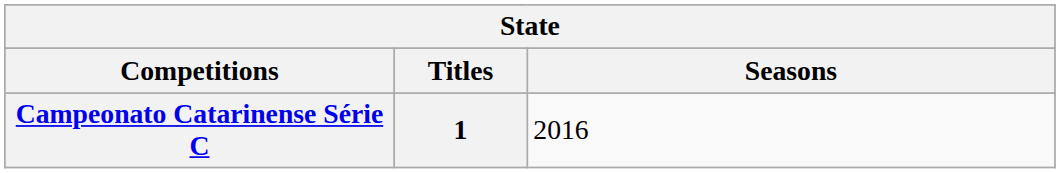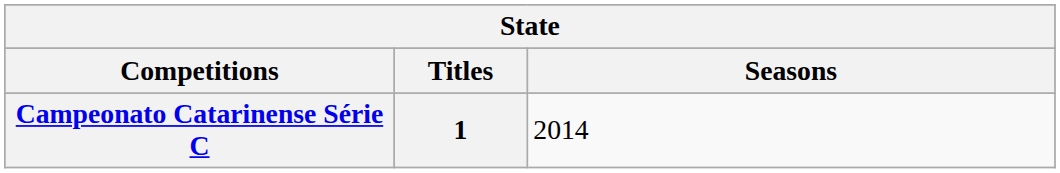(561, 129) 2016 -> (561, 129) 2014
